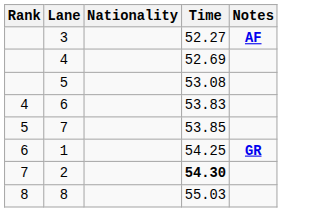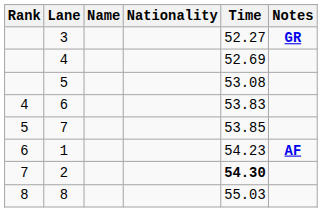+ column: (104, 16)
(253, 38) AF -> (293, 38) GR
(205, 151) 54.25 -> (245, 151) 54.23
(253, 151) GR -> (293, 151) AF
